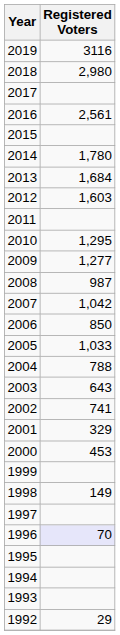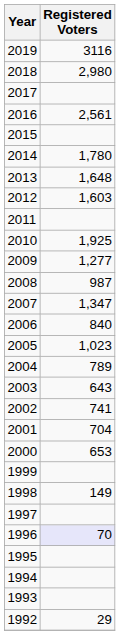(95, 177) 1,684 -> (95, 177) 1,648
(95, 240) 1,295 -> (95, 240) 1,925
(95, 303) 1,042 -> (95, 303) 1,347
(101, 324) 850 -> (101, 324) 840
(95, 345) 1,033 -> (95, 345) 1,023
(101, 366) 788 -> (101, 366) 789
(101, 430) 329 -> (101, 430) 704
(101, 451) 453 -> (101, 451) 653
